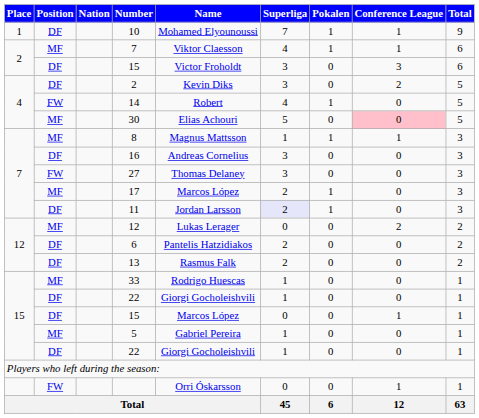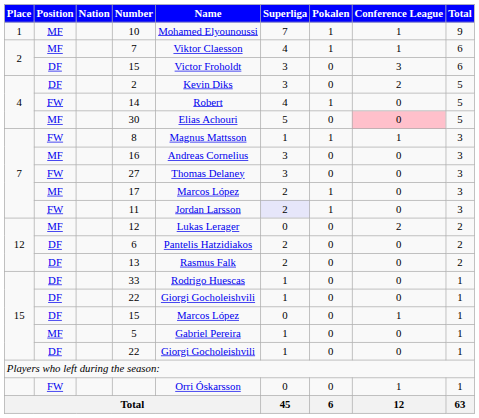(55, 31) DF -> (55, 31) MF
(55, 138) MF -> (55, 138) FW
(55, 155) DF -> (55, 155) MF
(55, 209) DF -> (55, 209) FW
(55, 280) MF -> (55, 280) DF
